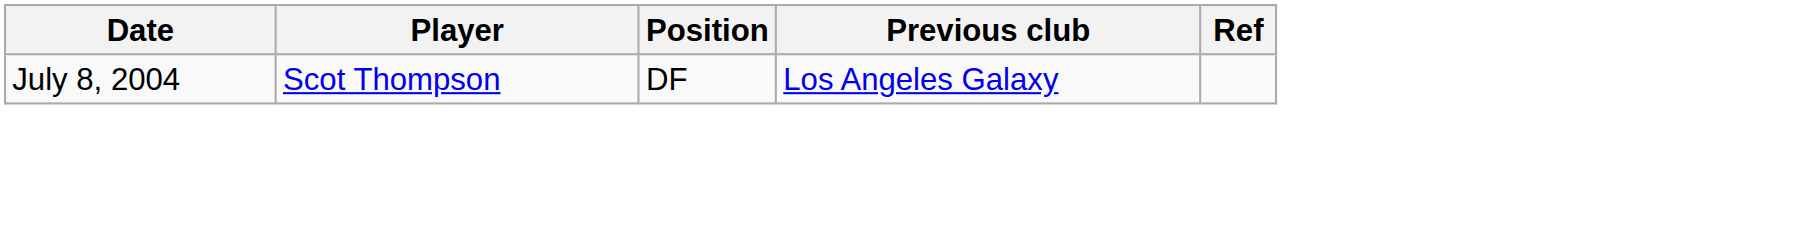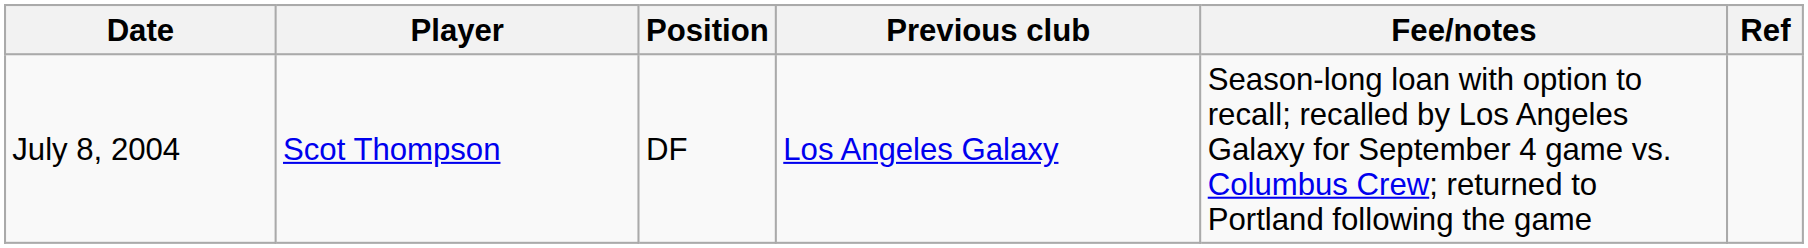+ column: (1464, 30)
